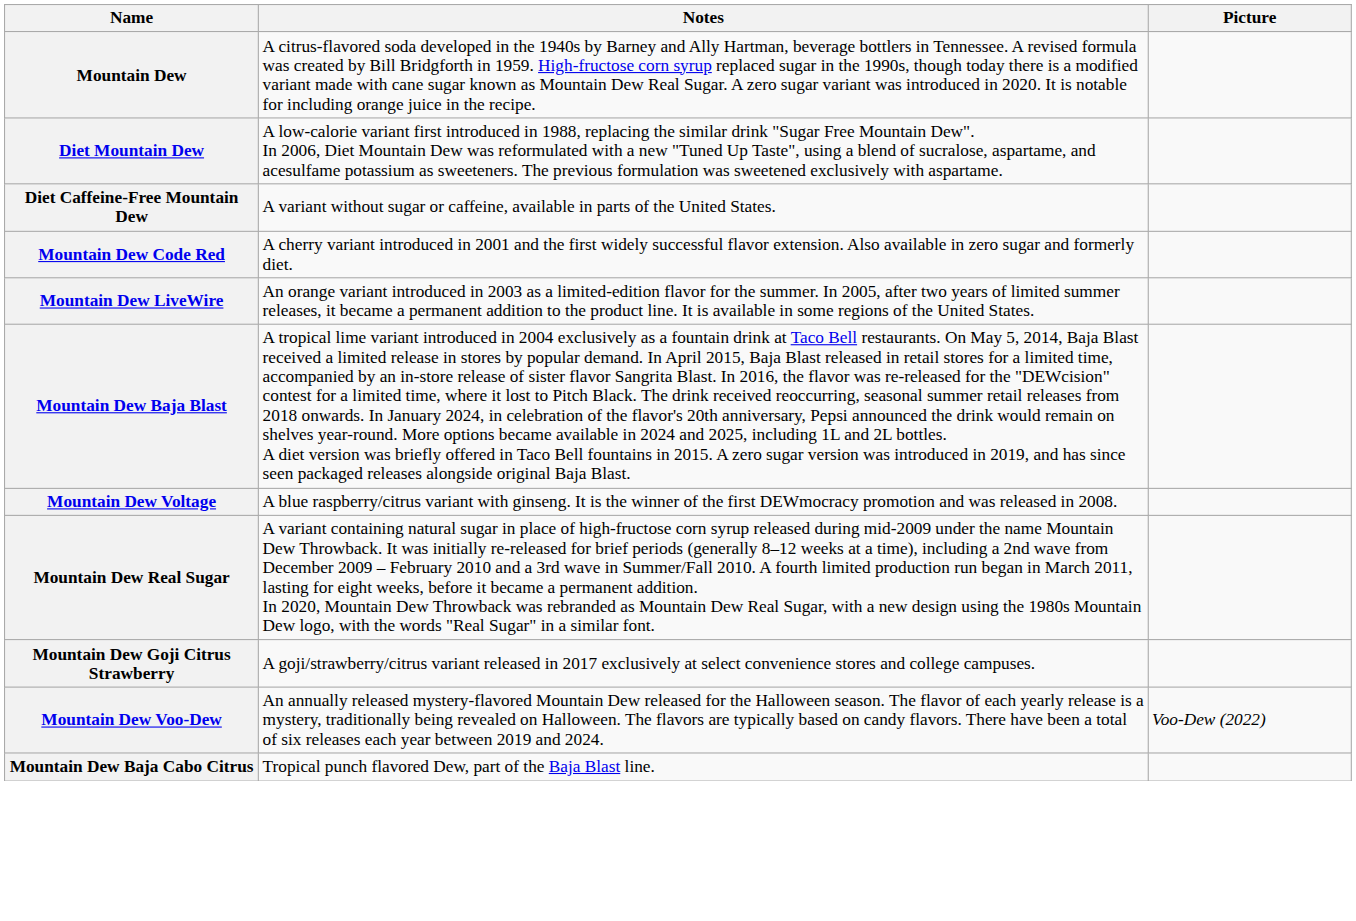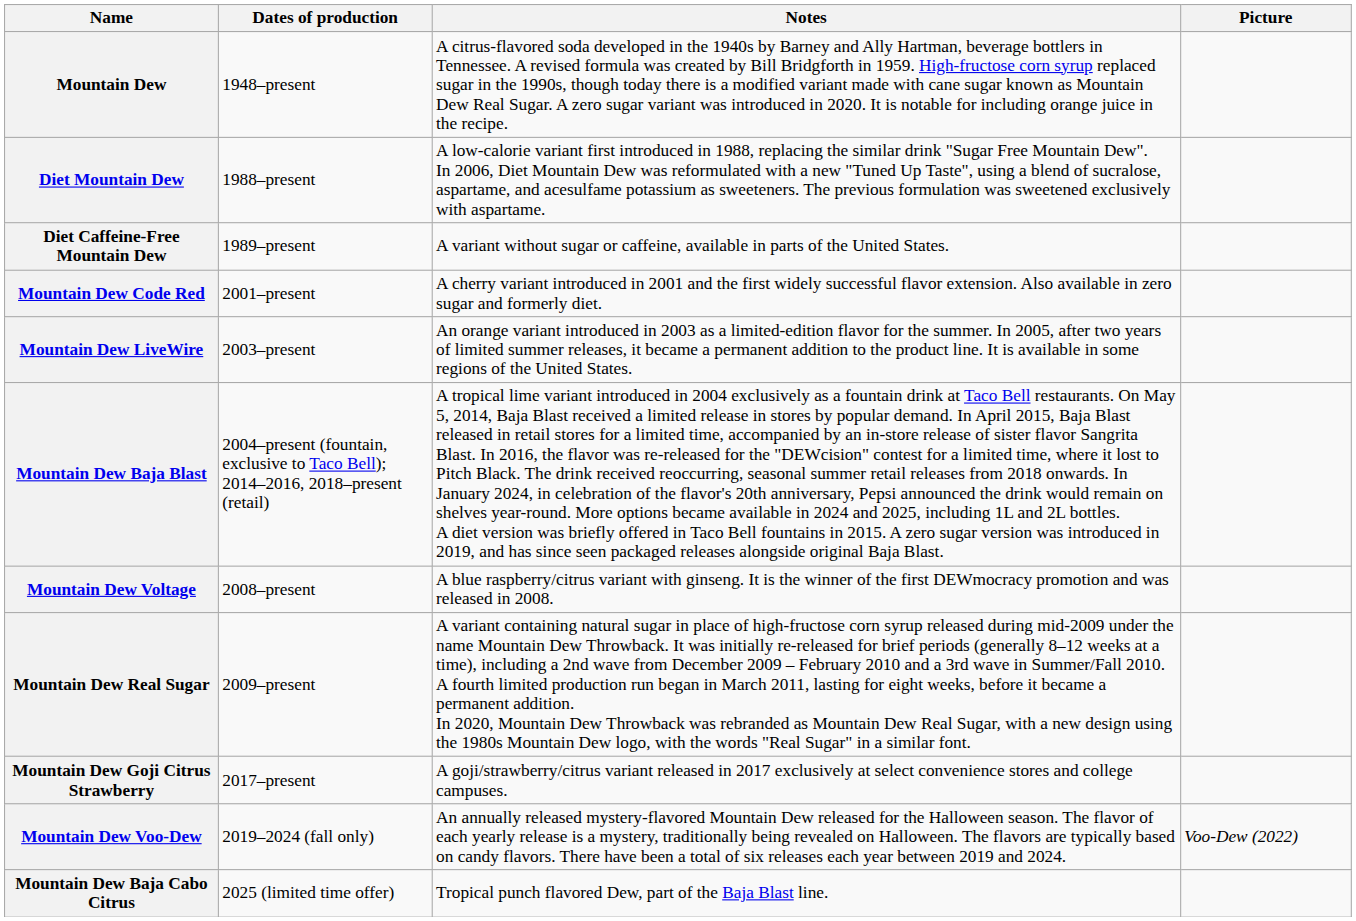+ column: (325, 18)
